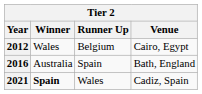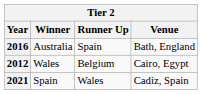rows swapped: (18, 47) <-> (18, 64)
(46, 81) bold -> (45, 81) normal
